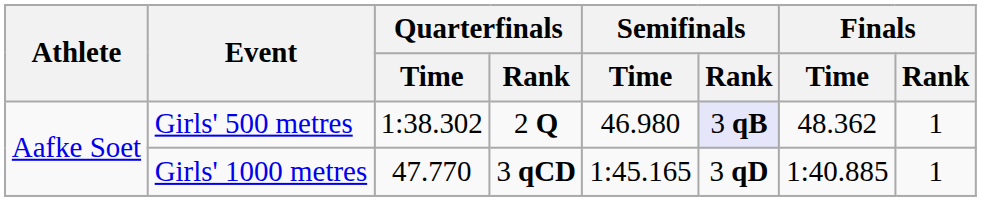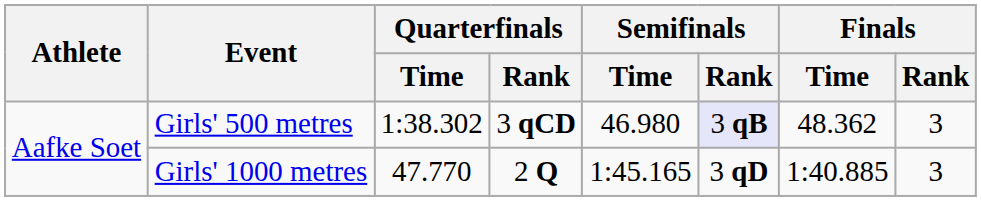(536, 124) 2 Q -> (536, 124) 3 qCD
(936, 124) 1 -> (936, 124) 3
(536, 171) 3 qCD -> (536, 171) 2 Q
(936, 171) 1 -> (936, 171) 3
